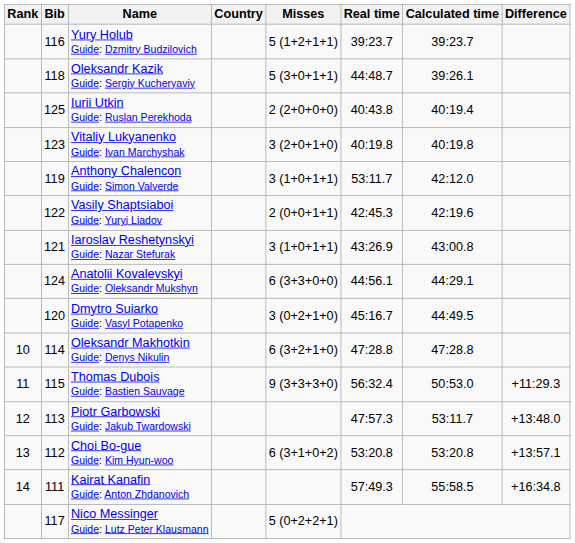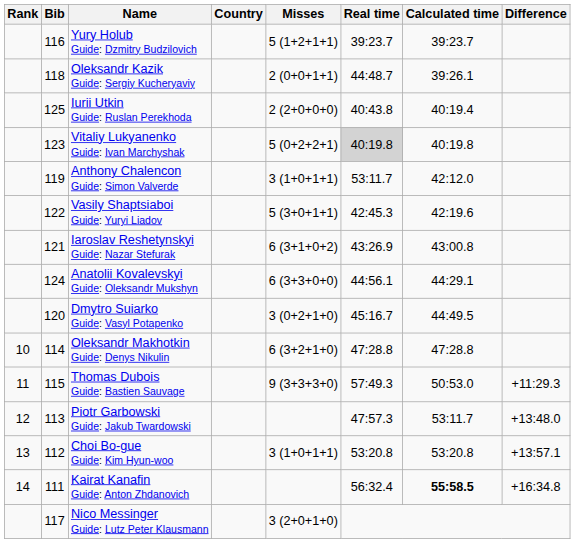(303, 75) 5 (3+0+1+1) -> (303, 75) 2 (0+0+1+1)
(303, 144) 3 (2+0+1+0) -> (303, 144) 5 (0+2+2+1)
(372, 144) no background -> (372, 144) lightgrey background
(303, 213) 2 (0+0+1+1) -> (303, 213) 5 (3+0+1+1)
(303, 247) 3 (1+0+1+1) -> (303, 247) 6 (3+1+0+2)
(372, 384) 56:32.4 -> (372, 384) 57:49.3
(303, 452) 6 (3+1+0+2) -> (303, 452) 3 (1+0+1+1)
(372, 487) 57:49.3 -> (372, 487) 56:32.4
(452, 487) normal -> (452, 487) bold
(303, 521) 5 (0+2+2+1) -> (303, 521) 3 (2+0+1+0)
